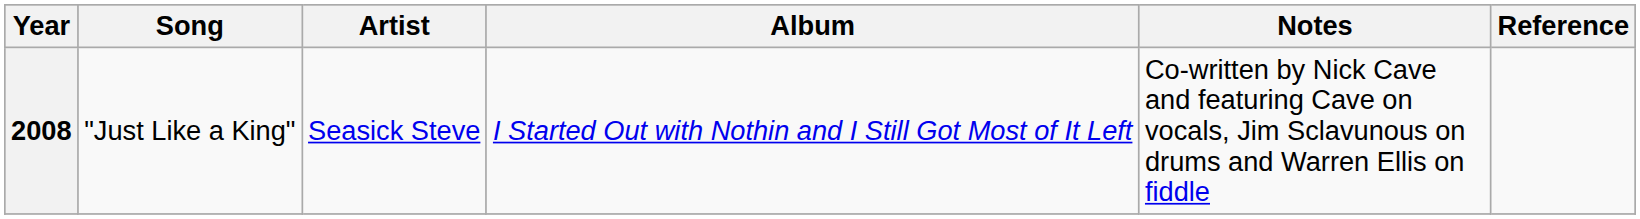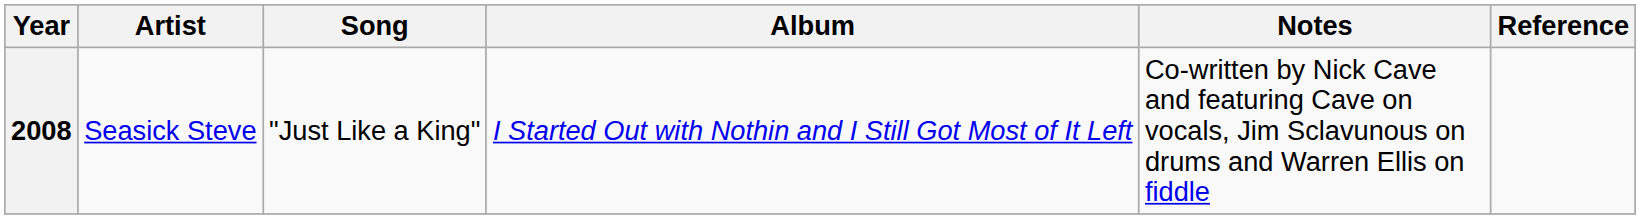columns swapped: (190, 26) <-> (394, 26)
